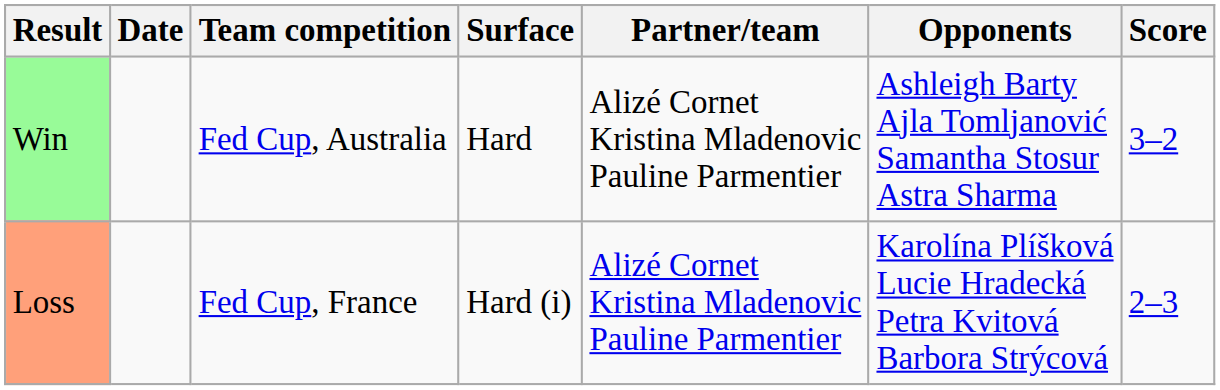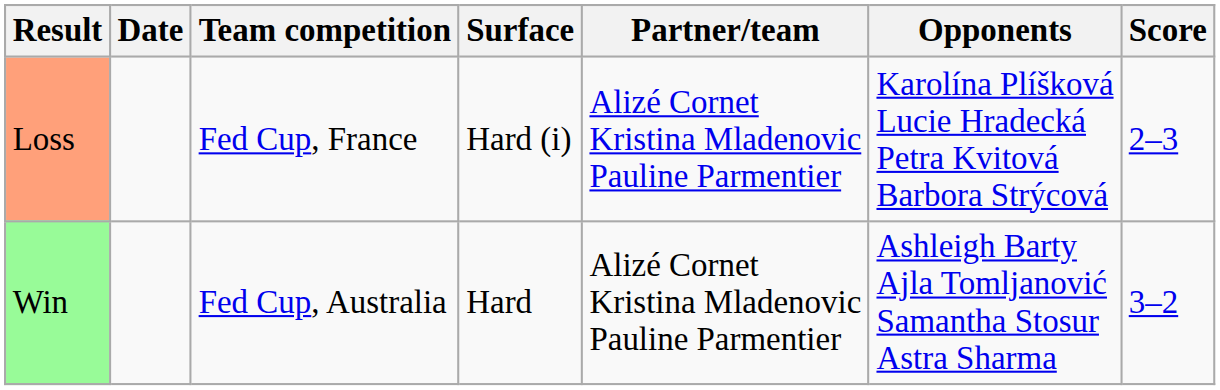rows swapped: (44, 302) <-> (40, 138)
